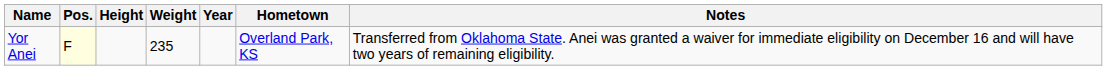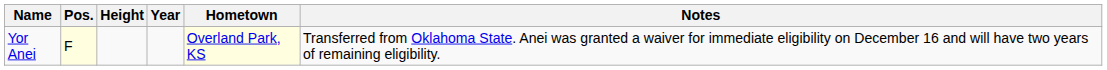- column: (173, 15)
(286, 45) no background -> (234, 45) lightyellow background
